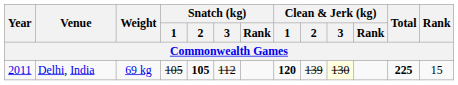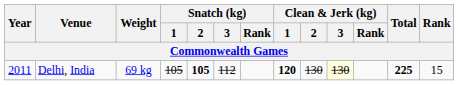(314, 70) 139 -> (314, 70) 130
